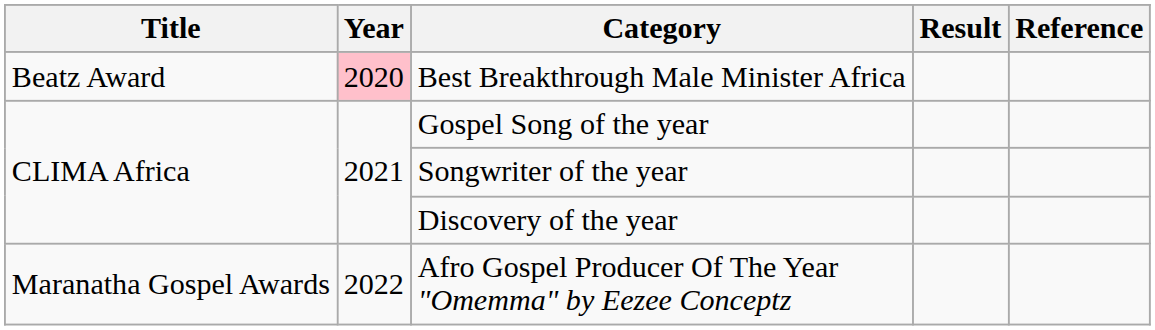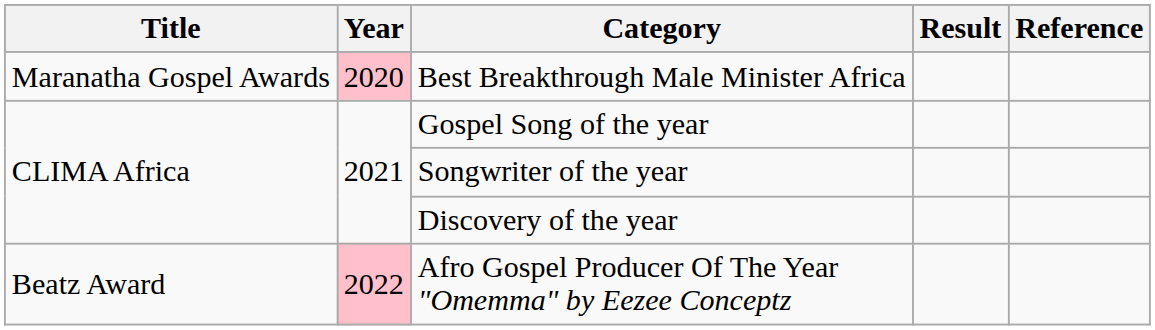(89, 76) Beatz Award -> (171, 76) Maranatha Gospel Awards
(171, 283) Maranatha Gospel Awards -> (89, 283) Beatz Award
(374, 283) no background -> (374, 283) pink background
